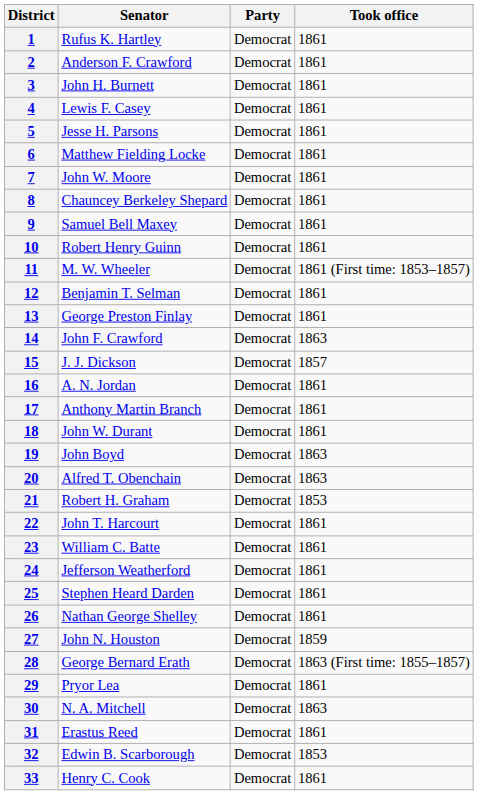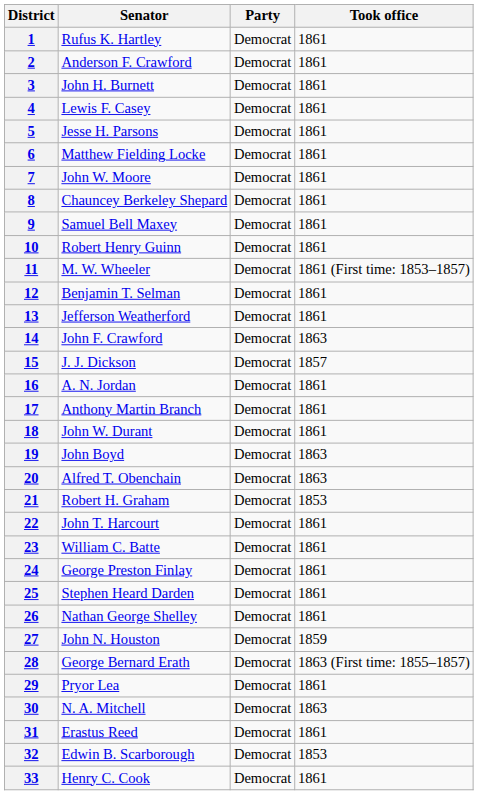(127, 316) George Preston Finlay -> (126, 316) Jefferson Weatherford
(126, 570) Jefferson Weatherford -> (127, 570) George Preston Finlay
